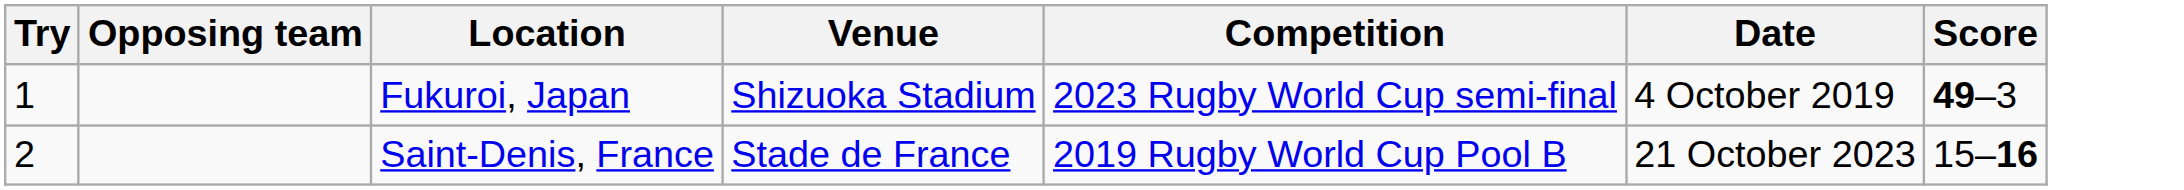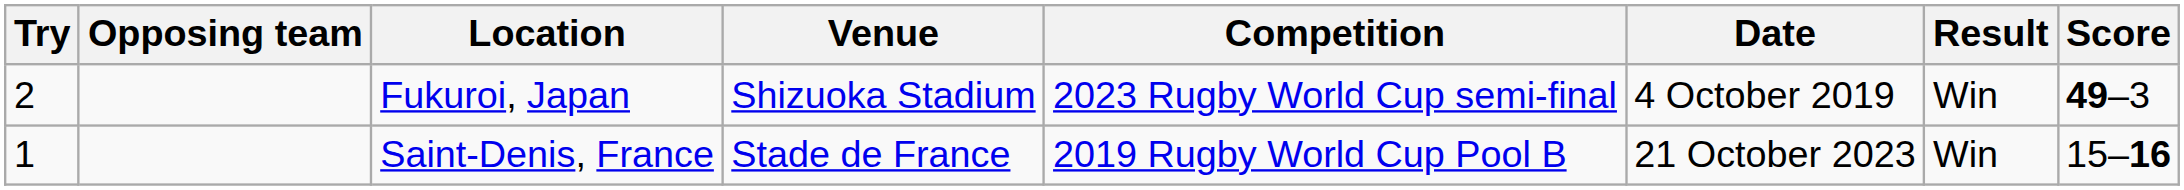+ column: (1991, 34)
(24, 94) 1 -> (24, 94) 2
(24, 154) 2 -> (24, 154) 1
